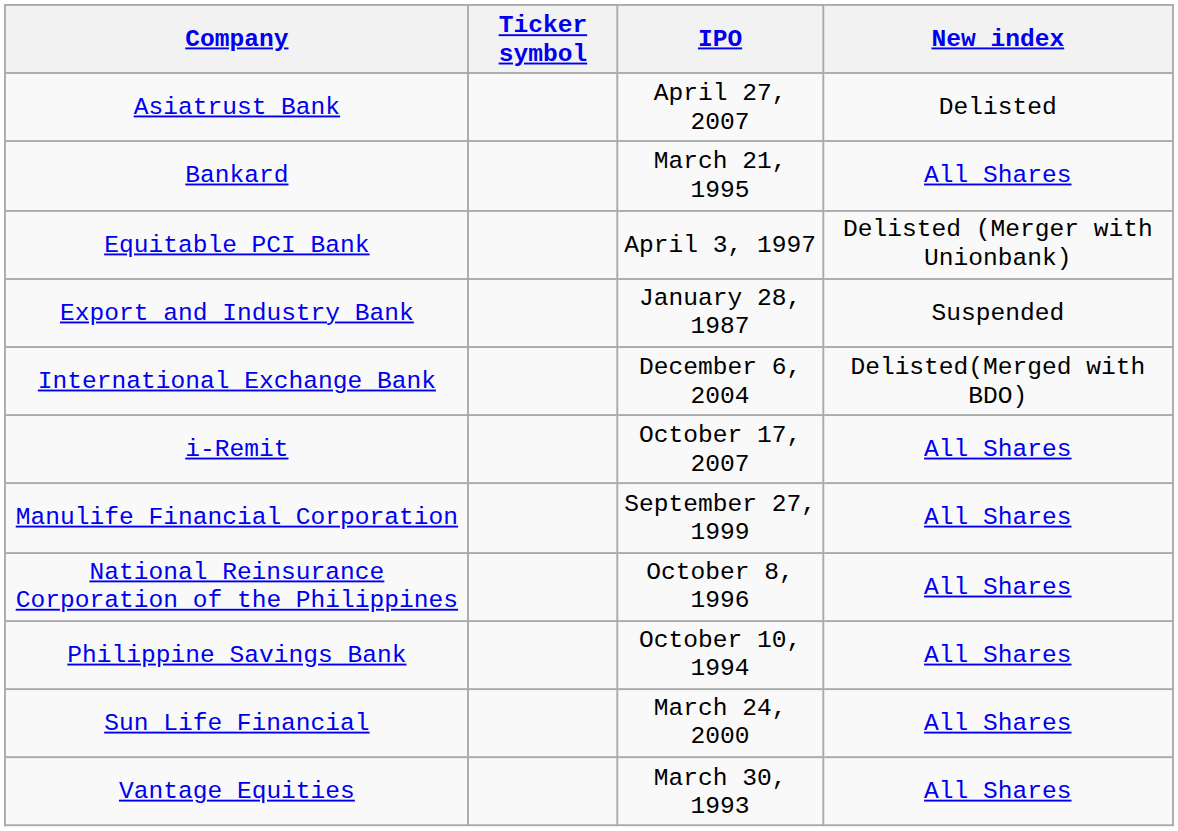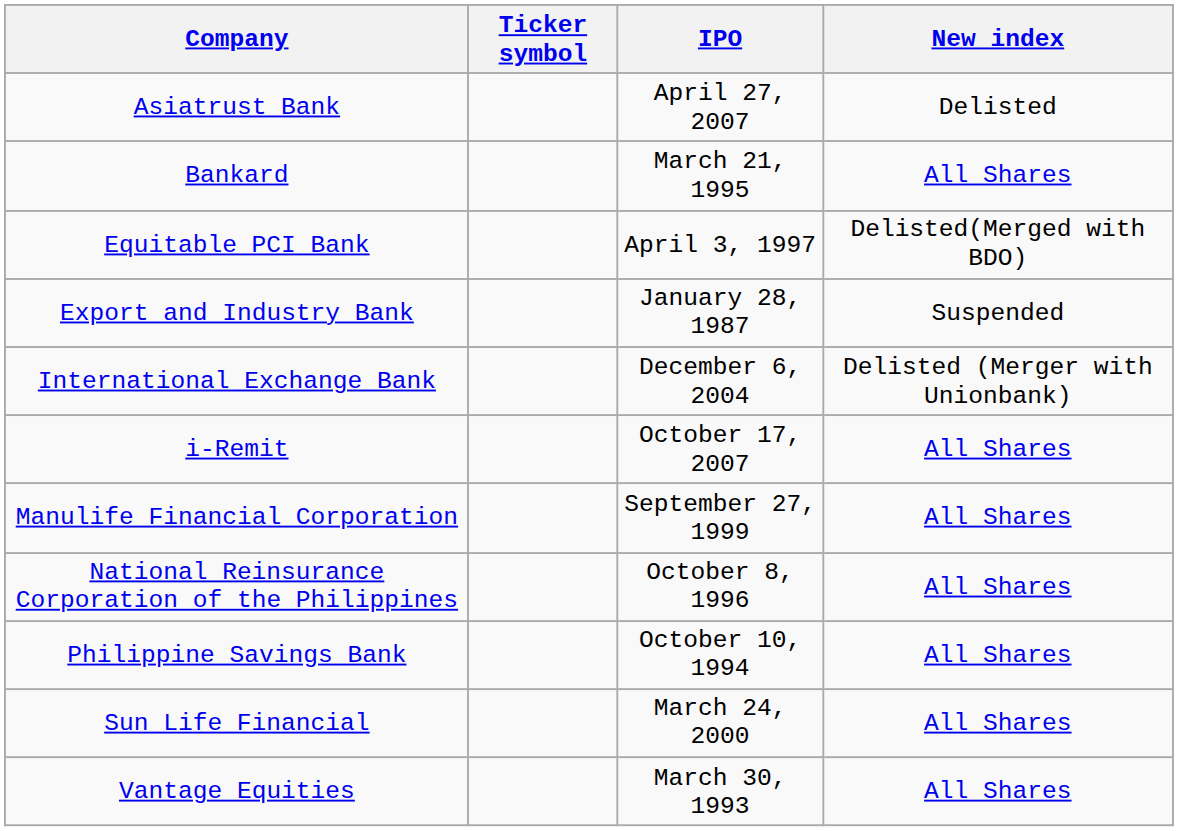(998, 244) Delisted (Merger with Unionbank) -> (998, 244) Delisted(Merged with BDO)
(998, 381) Delisted(Merged with BDO) -> (998, 381) Delisted (Merger with Unionbank)
